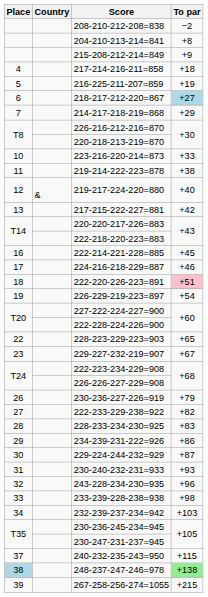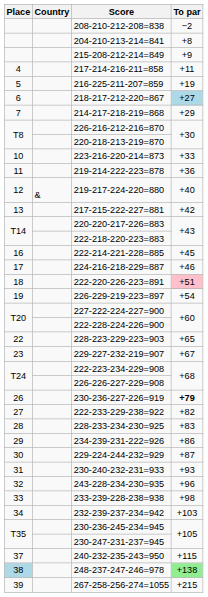(187, 69) +18 -> (187, 69) +11
(187, 171) +38 -> (187, 171) +36
(187, 397) normal -> (187, 397) bold
